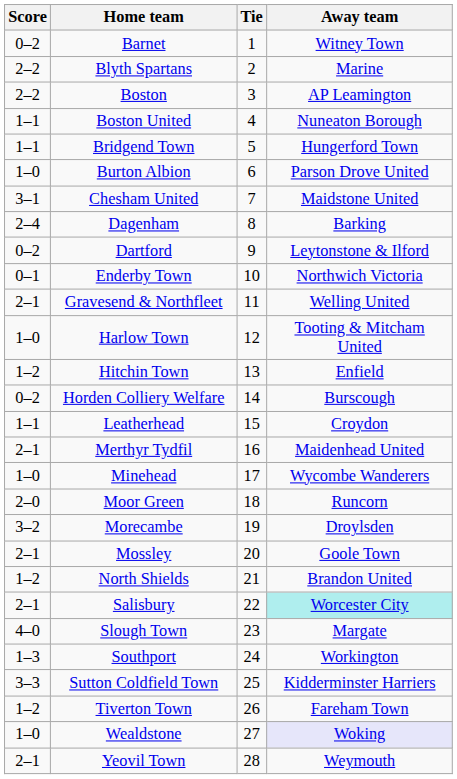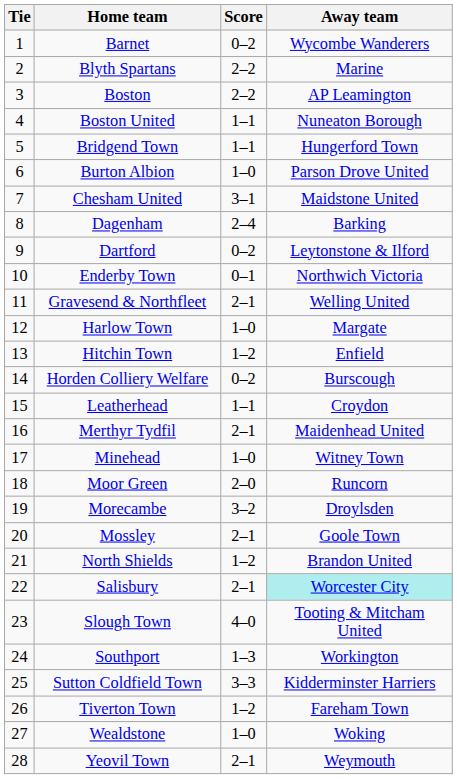columns swapped: (252, 17) <-> (28, 17)
(360, 43) Witney Town -> (360, 43) Wycombe Wanderers
(360, 337) Tooting & Mitcham United -> (360, 328) Margate
(360, 475) Wycombe Wanderers -> (360, 457) Witney Town
(360, 631) Margate -> (360, 621) Tooting & Mitcham United
(360, 734) lavender background -> (360, 734) no background
